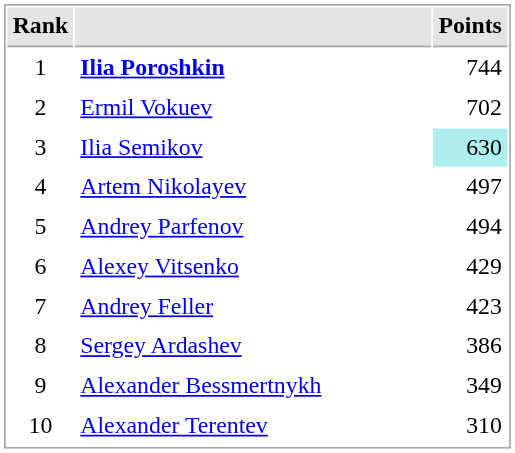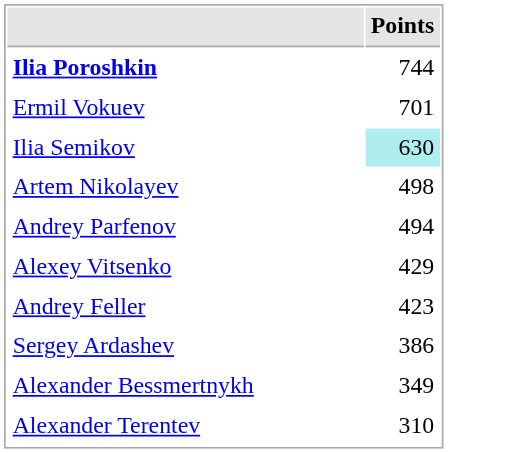- column: (40, 26)
(484, 107) 702 -> (416, 107) 701
(484, 187) 497 -> (416, 187) 498
